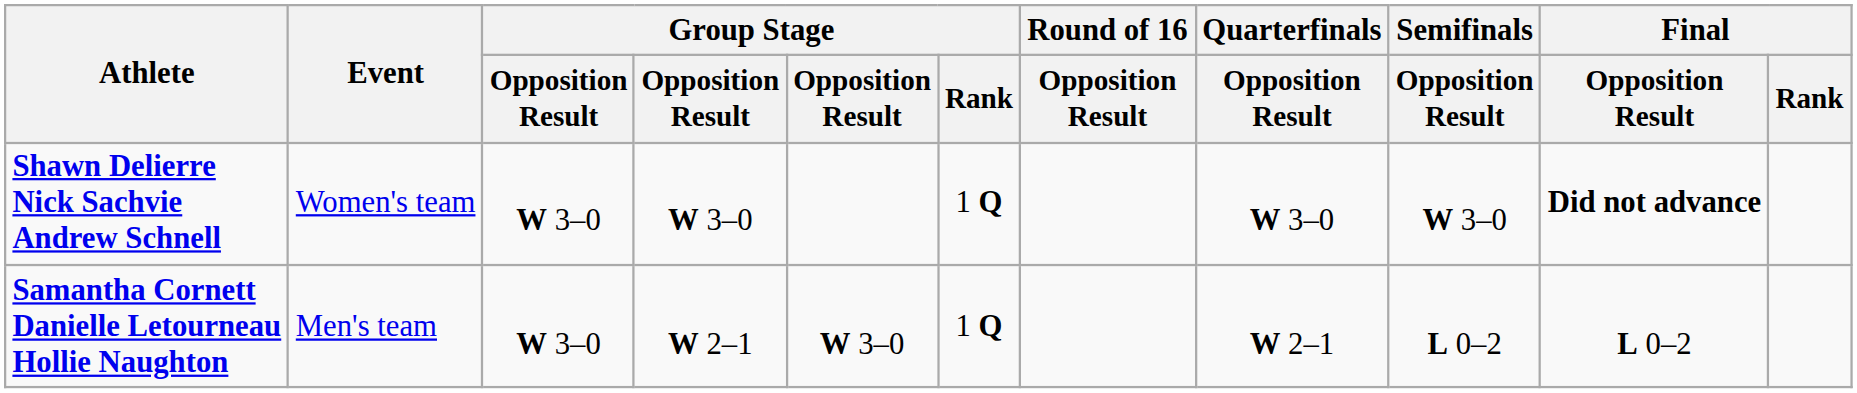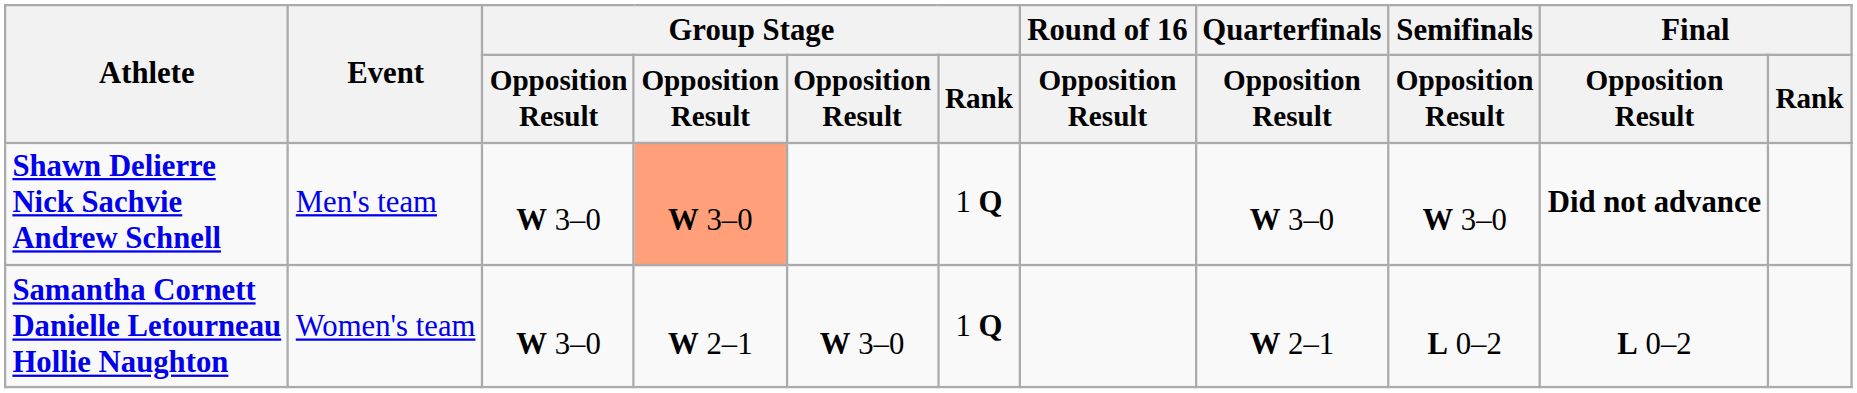(386, 202) Women's team -> (366, 202) Men's team
(710, 220) no background -> (710, 220) lightsalmon background
(366, 325) Men's team -> (386, 325) Women's team
